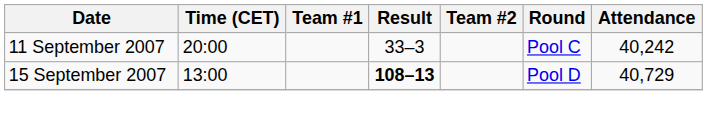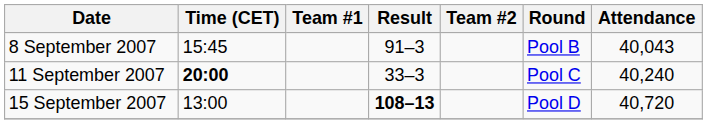+ row: (82, 47)
(205, 47) normal -> (206, 75) bold
(647, 47) 40,242 -> (647, 75) 40,240
(647, 75) 40,729 -> (647, 103) 40,720
